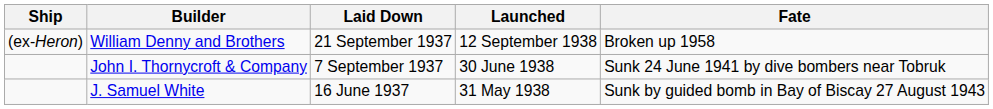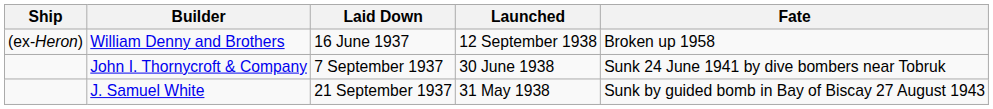(383, 41) 21 September 1937 -> (362, 41) 16 June 1937
(362, 91) 16 June 1937 -> (383, 91) 21 September 1937
